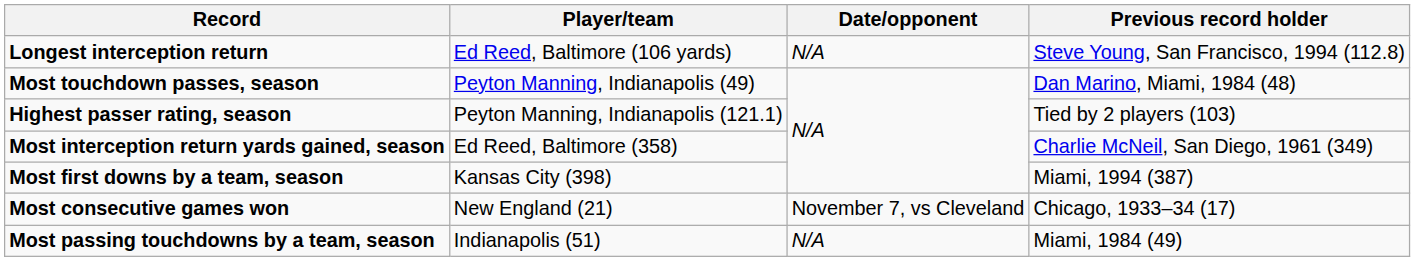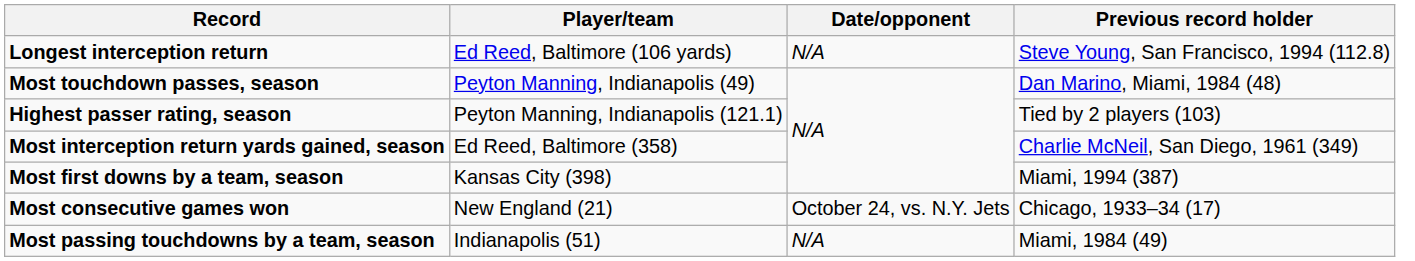(908, 209) November 7, vs Cleveland -> (901, 209) October 24, vs. N.Y. Jets
